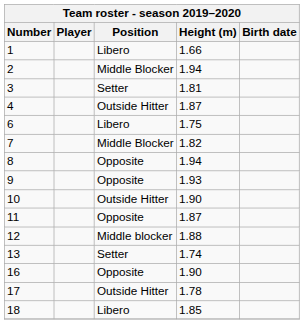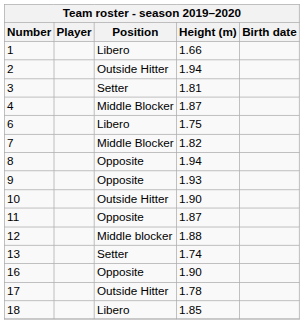(135, 69) Middle Blocker -> (133, 69) Outside Hitter
(133, 106) Outside Hitter -> (135, 106) Middle Blocker
